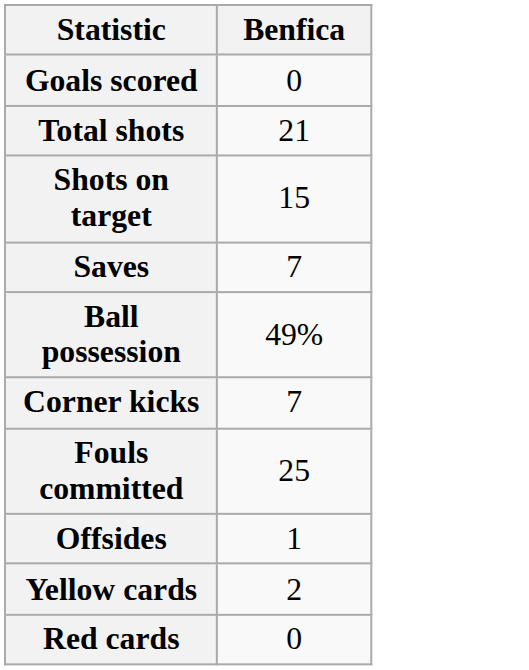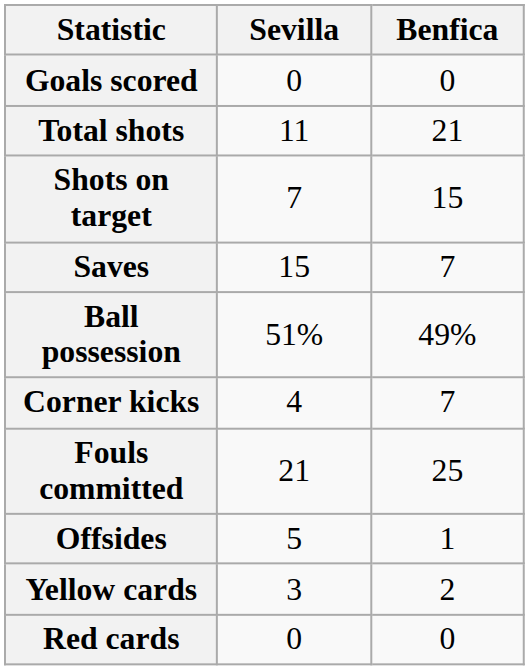+ column: (294, 29)
